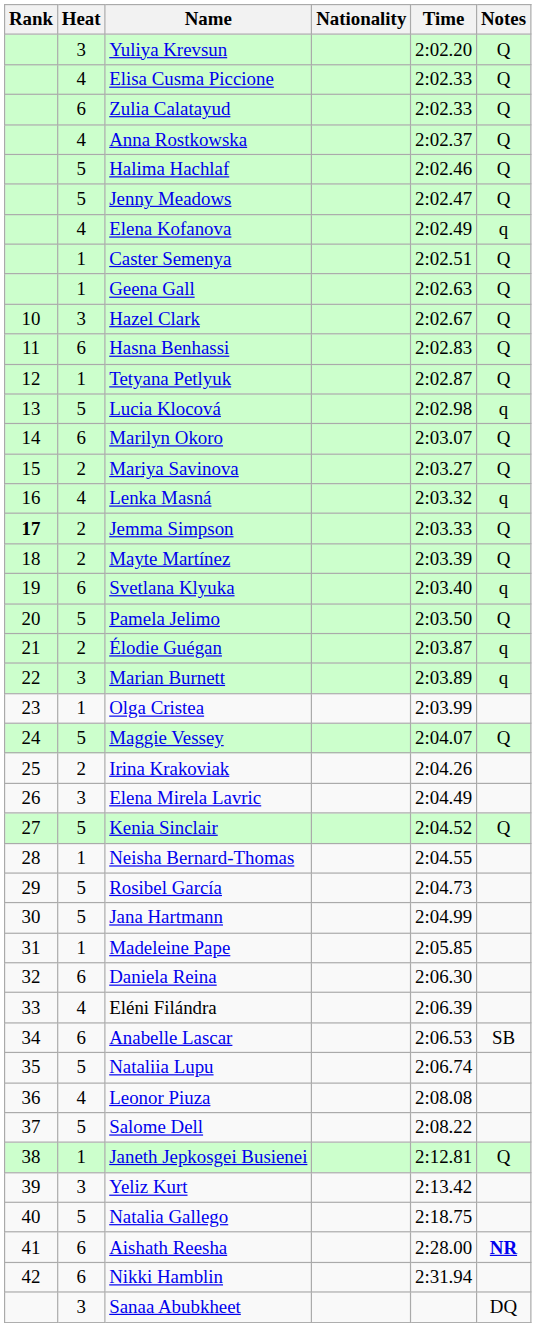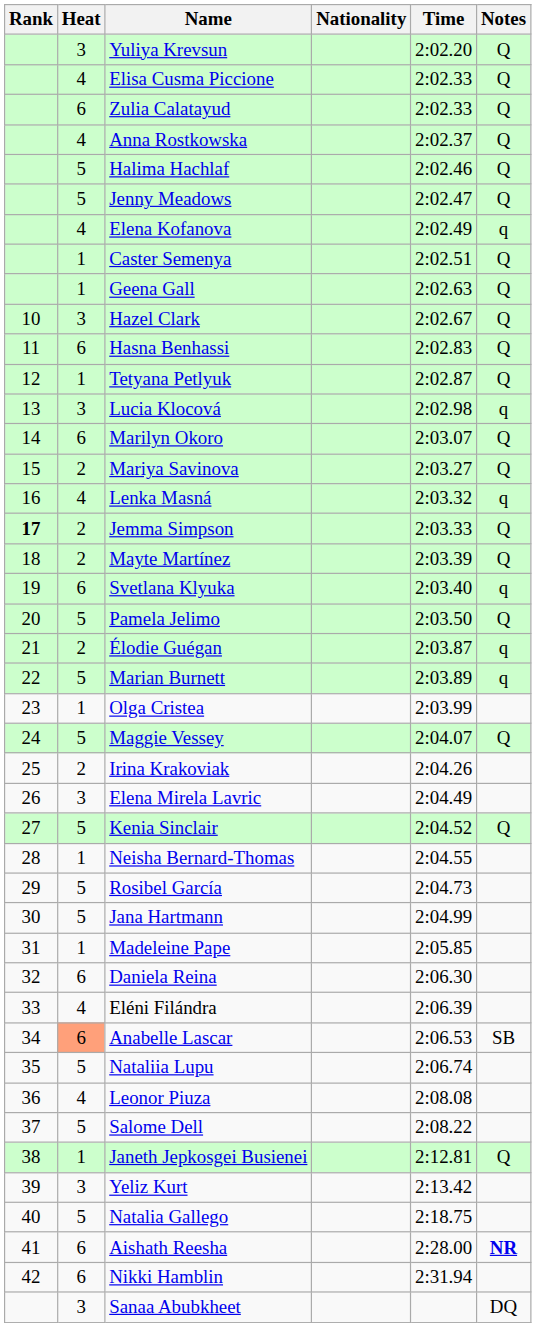(81, 408) 5 -> (81, 408) 3
(81, 678) 3 -> (81, 678) 5
(81, 1037) no background -> (81, 1037) lightsalmon background
